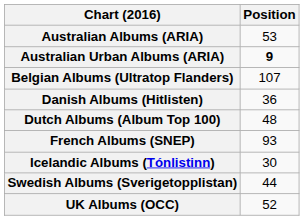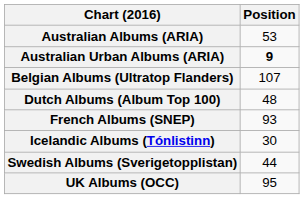- row: (122, 99)
(270, 204) 52 -> (270, 183) 95
